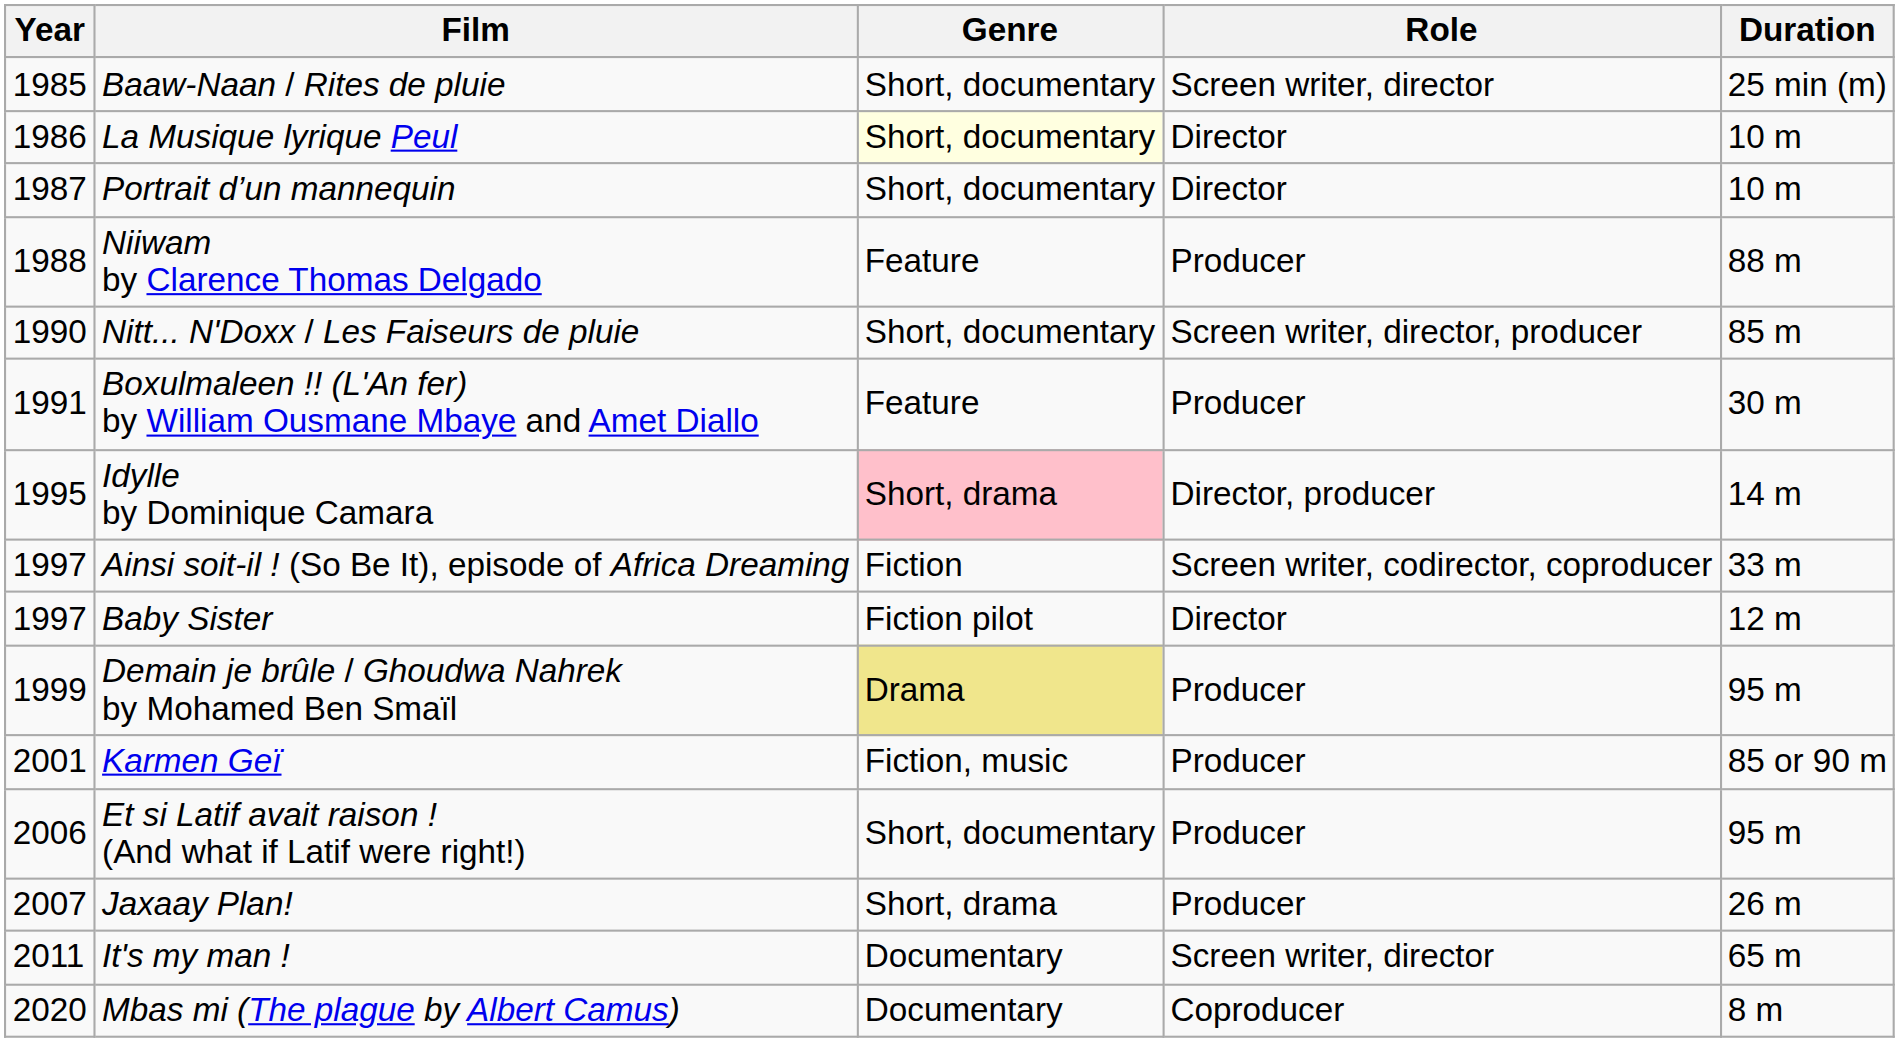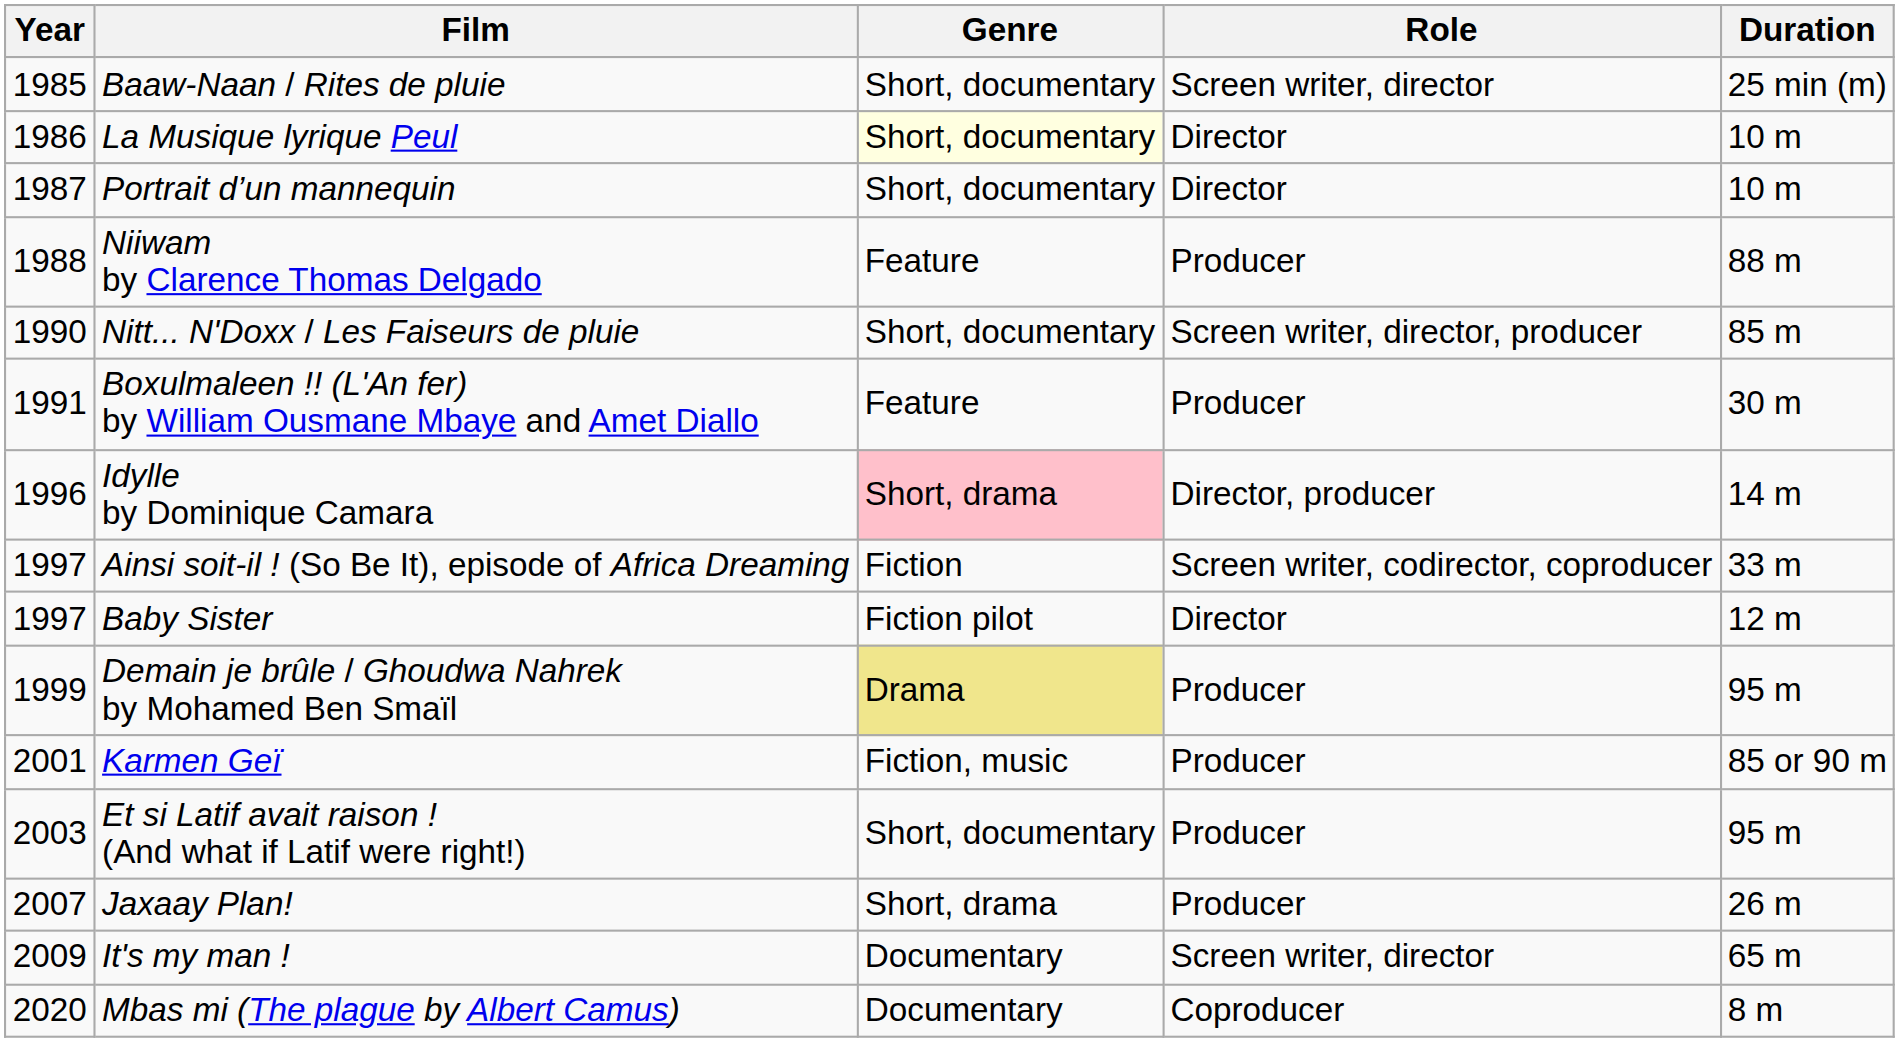(50, 493) 1995 -> (50, 493) 1996
(50, 832) 2006 -> (50, 832) 2003
(48, 957) 2011 -> (50, 957) 2009
